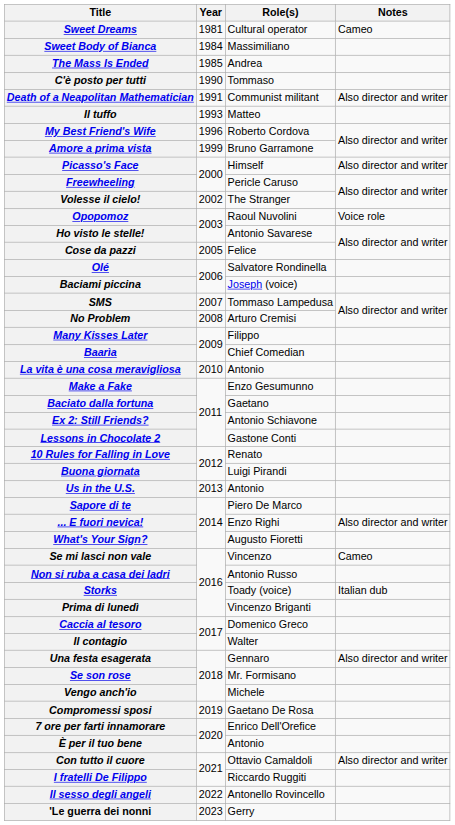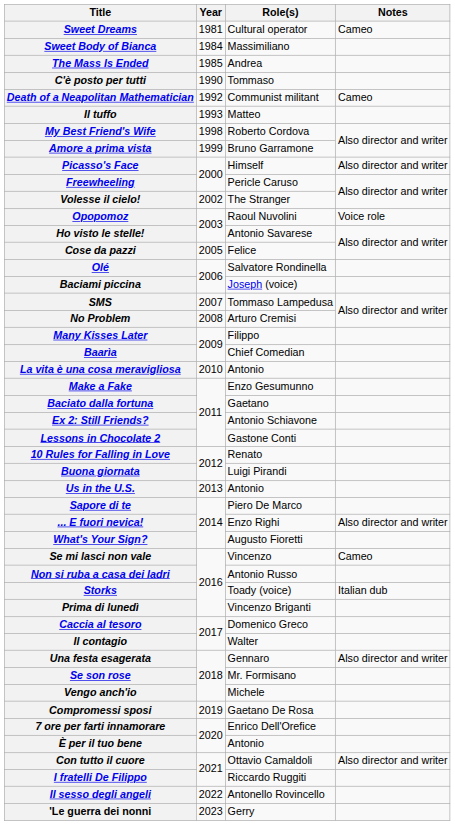(211, 98) 1991 -> (211, 98) 1992
(393, 98) Also director and writer -> (355, 98) Cameo
(211, 132) 1996 -> (211, 132) 1998
